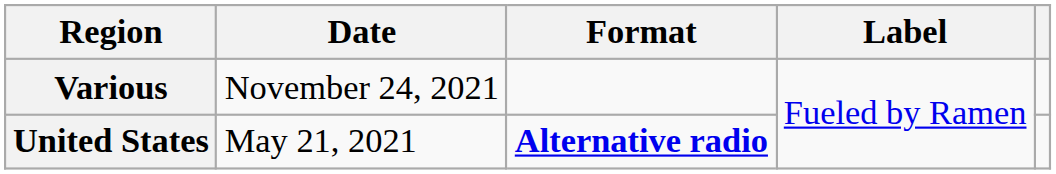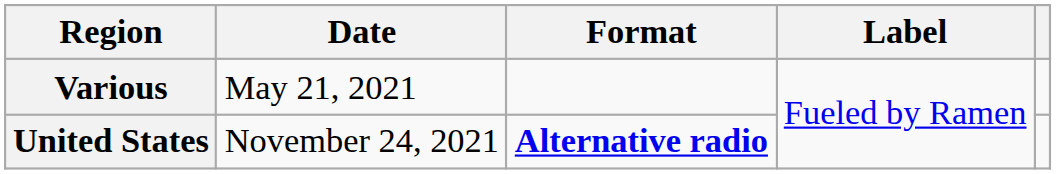(362, 86) November 24, 2021 -> (321, 86) May 21, 2021
(321, 140) May 21, 2021 -> (362, 140) November 24, 2021
